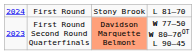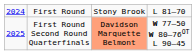(16, 33) 2023 -> (16, 33) 2025
